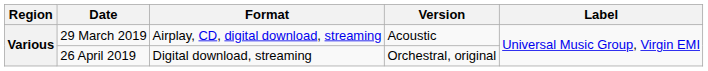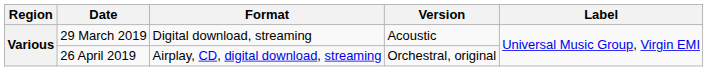(267, 35) Airplay, CD, digital download, streaming -> (232, 35) Digital download, streaming
(232, 55) Digital download, streaming -> (267, 55) Airplay, CD, digital download, streaming
